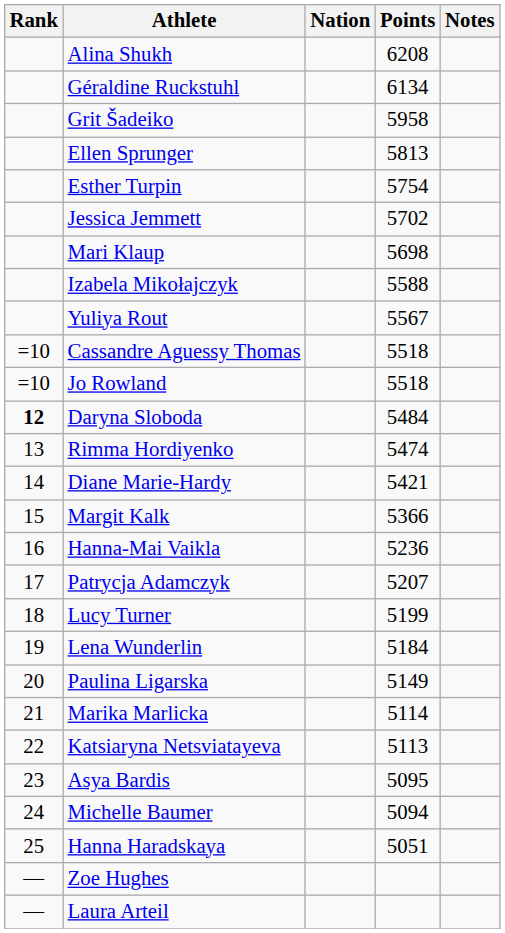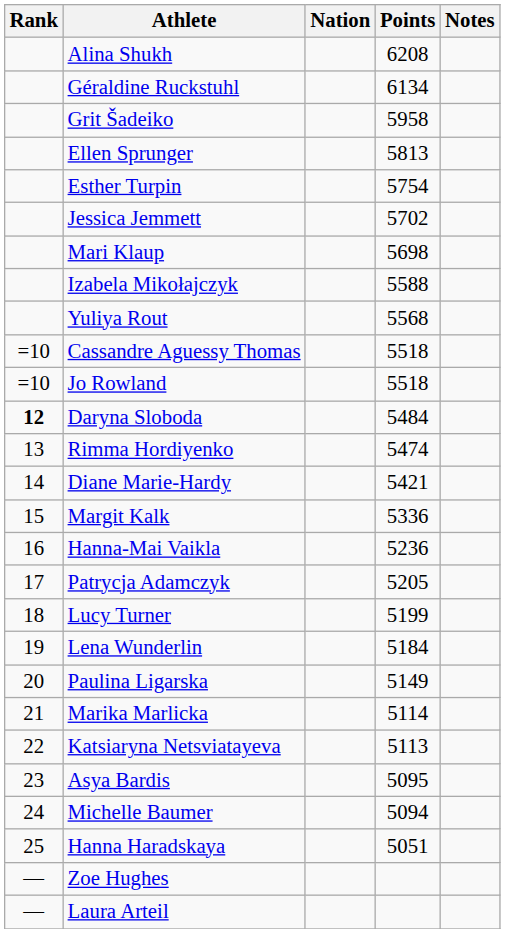(408, 317) 5567 -> (408, 317) 5568
(408, 515) 5366 -> (408, 515) 5336
(408, 581) 5207 -> (408, 581) 5205
